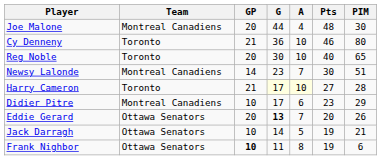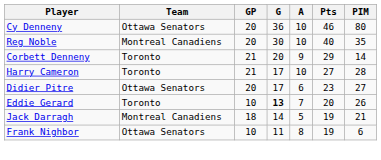- row: (34, 27)
(141, 42) Toronto -> (163, 27) Ottawa Senators
(251, 42) 21 -> (251, 27) 20
(141, 57) Toronto -> (172, 42) Montreal Canadiens
(361, 57) 65 -> (361, 42) 35
- row: (43, 72)
+ row: (48, 57)
(278, 87) lightyellow background -> (278, 72) no background
(301, 87) lightyellow background -> (301, 72) no background
(172, 102) Montreal Canadiens -> (163, 87) Ottawa Senators
(251, 102) 10 -> (251, 87) 20
(361, 102) 29 -> (361, 87) 27
(163, 117) Ottawa Senators -> (141, 102) Toronto
(251, 117) 20 -> (251, 102) 10
(163, 132) Ottawa Senators -> (172, 117) Montreal Canadiens
(251, 132) 10 -> (251, 117) 18
(251, 147) bold -> (251, 132) normal
